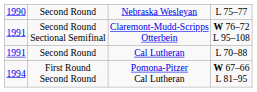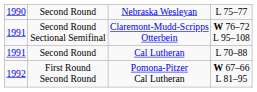(16, 73) 1994 -> (16, 73) 1992
